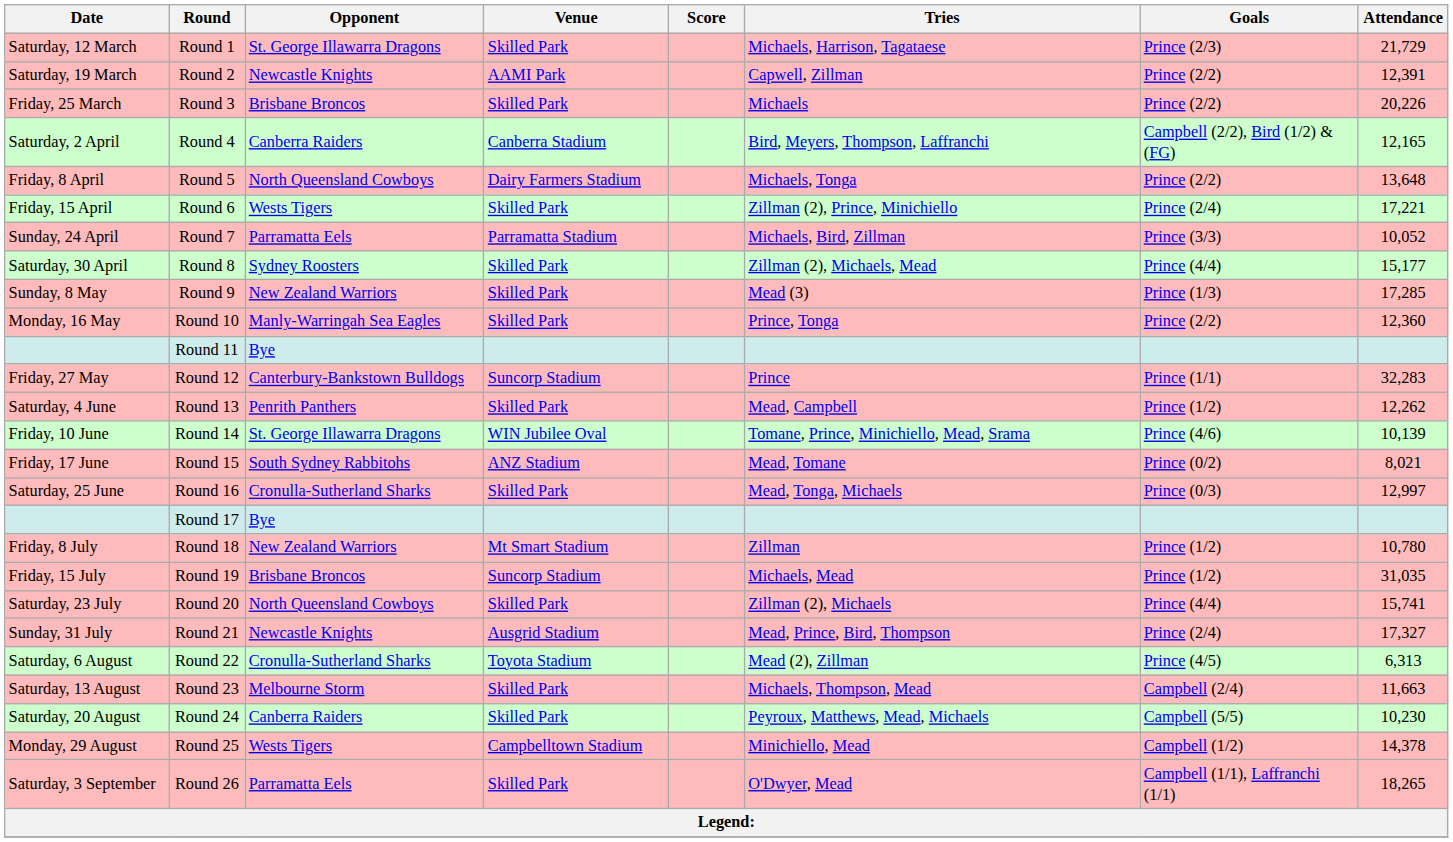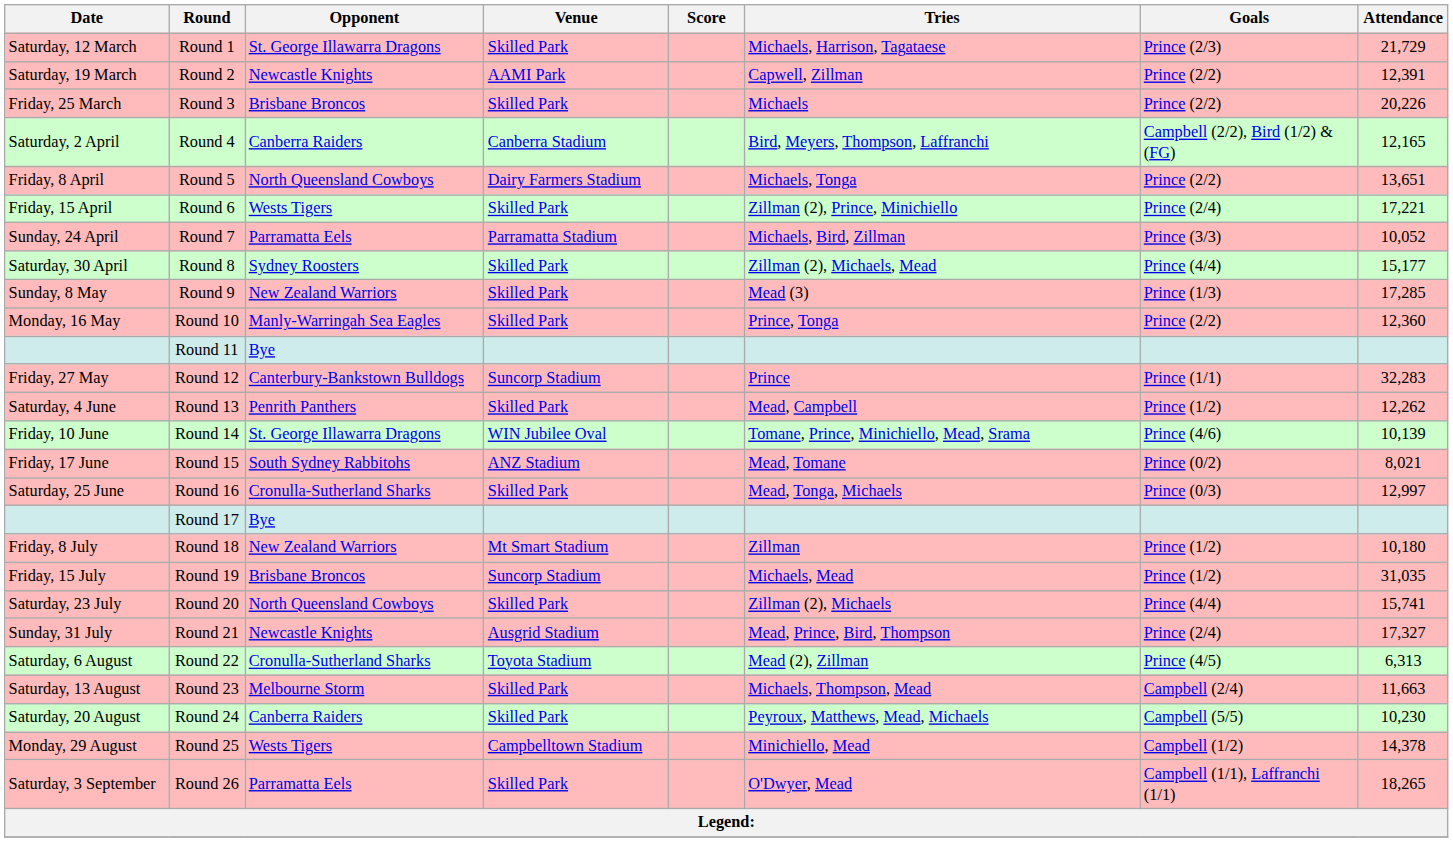(1403, 180) 13,648 -> (1403, 180) 13,651
(1403, 547) 10,780 -> (1403, 547) 10,180
